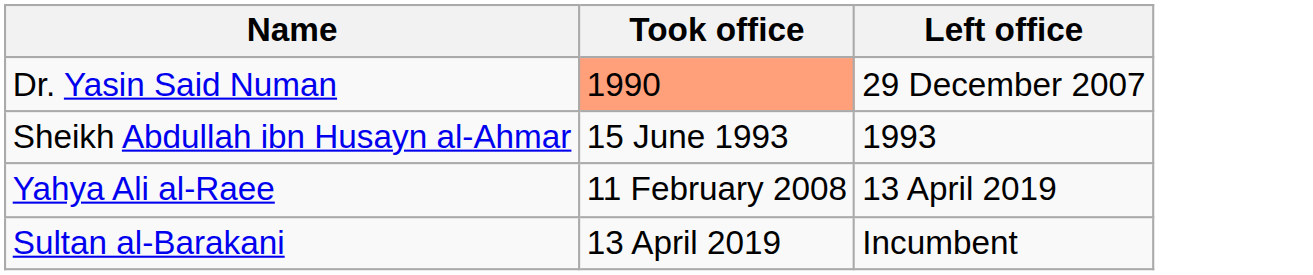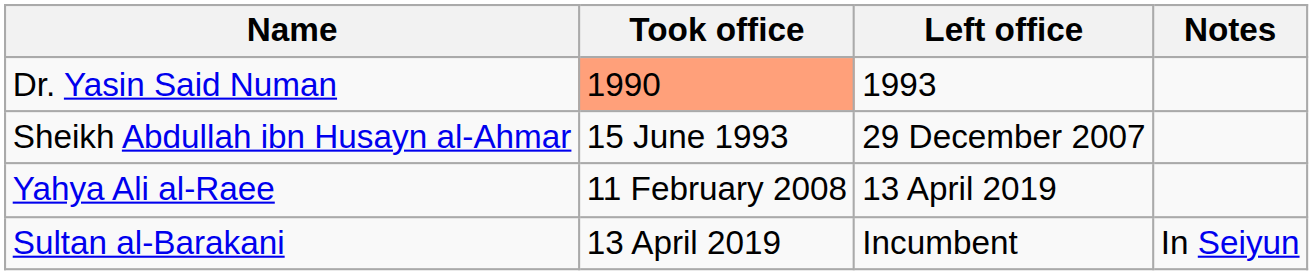+ column: (1230, 30)
(1004, 83) 29 December 2007 -> (899, 83) 1993
(899, 136) 1993 -> (1004, 136) 29 December 2007
